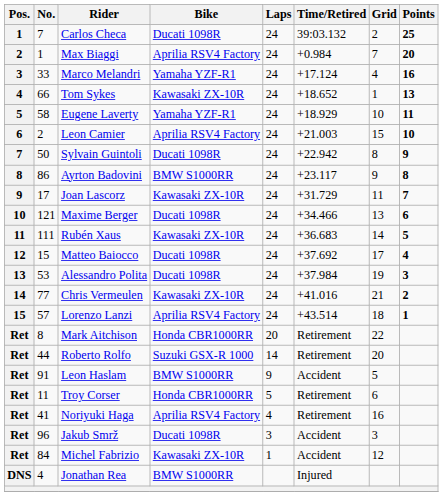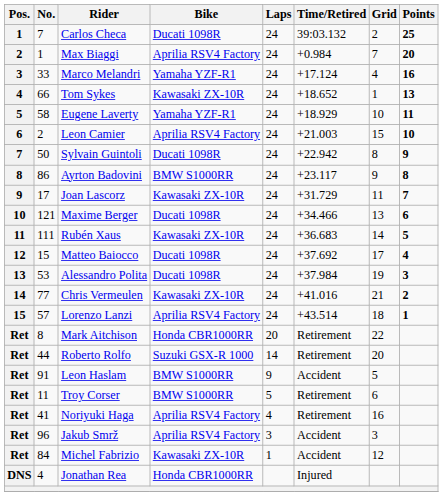(203, 395) Honda CBR1000RR -> (193, 395) BMW S1000RR
(187, 435) Ducati 1098R -> (206, 435) Aprilia RSV4 Factory
(193, 475) BMW S1000RR -> (203, 475) Honda CBR1000RR
